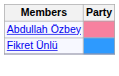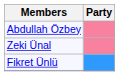+ row: (29, 46)
